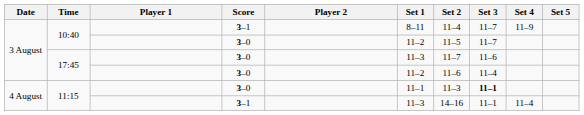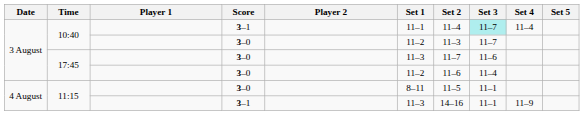(415, 27) 8–11 -> (415, 27) 11–1
(488, 27) no background -> (488, 27) paleturquoise background
(524, 27) 11–9 -> (524, 27) 11–4
(452, 42) 11–5 -> (452, 42) 11–3
(415, 88) 11–1 -> (415, 88) 8–11
(452, 88) 11–3 -> (452, 88) 11–5
(488, 88) bold -> (488, 88) normal
(524, 103) 11–4 -> (524, 103) 11–9
